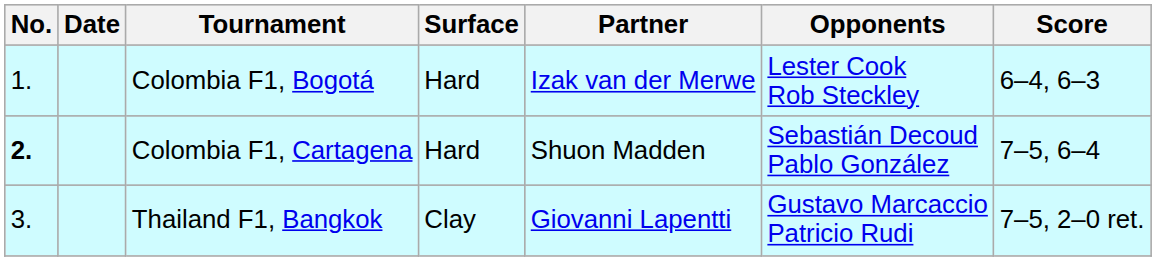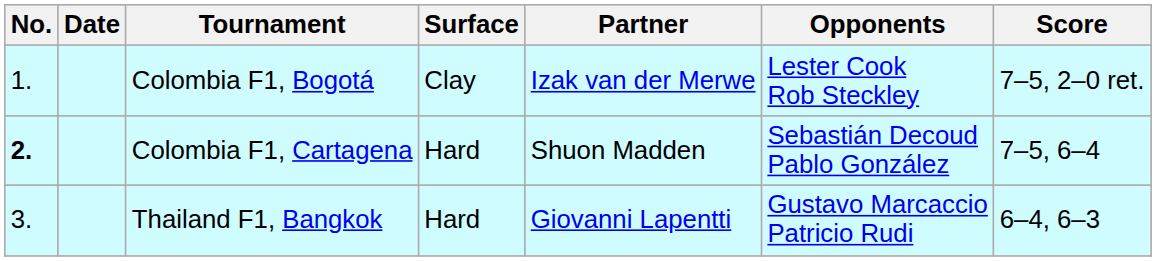(452, 80) Hard -> (450, 80) Clay
(1050, 80) 6–4, 6–3 -> (1072, 80) 7–5, 2–0 ret.
(450, 219) Clay -> (452, 219) Hard
(1072, 219) 7–5, 2–0 ret. -> (1050, 219) 6–4, 6–3
